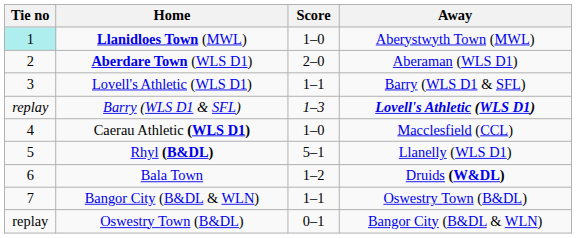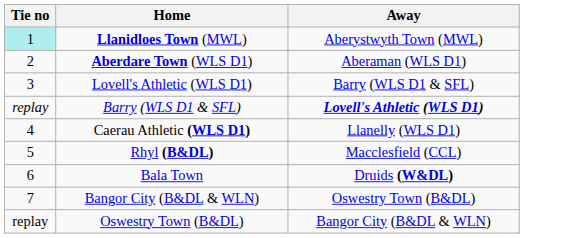- column: (314, 15)
(455, 130) Macclesfield (CCL) -> (404, 130) Llanelly (WLS D1)
(455, 152) Llanelly (WLS D1) -> (404, 152) Macclesfield (CCL)
